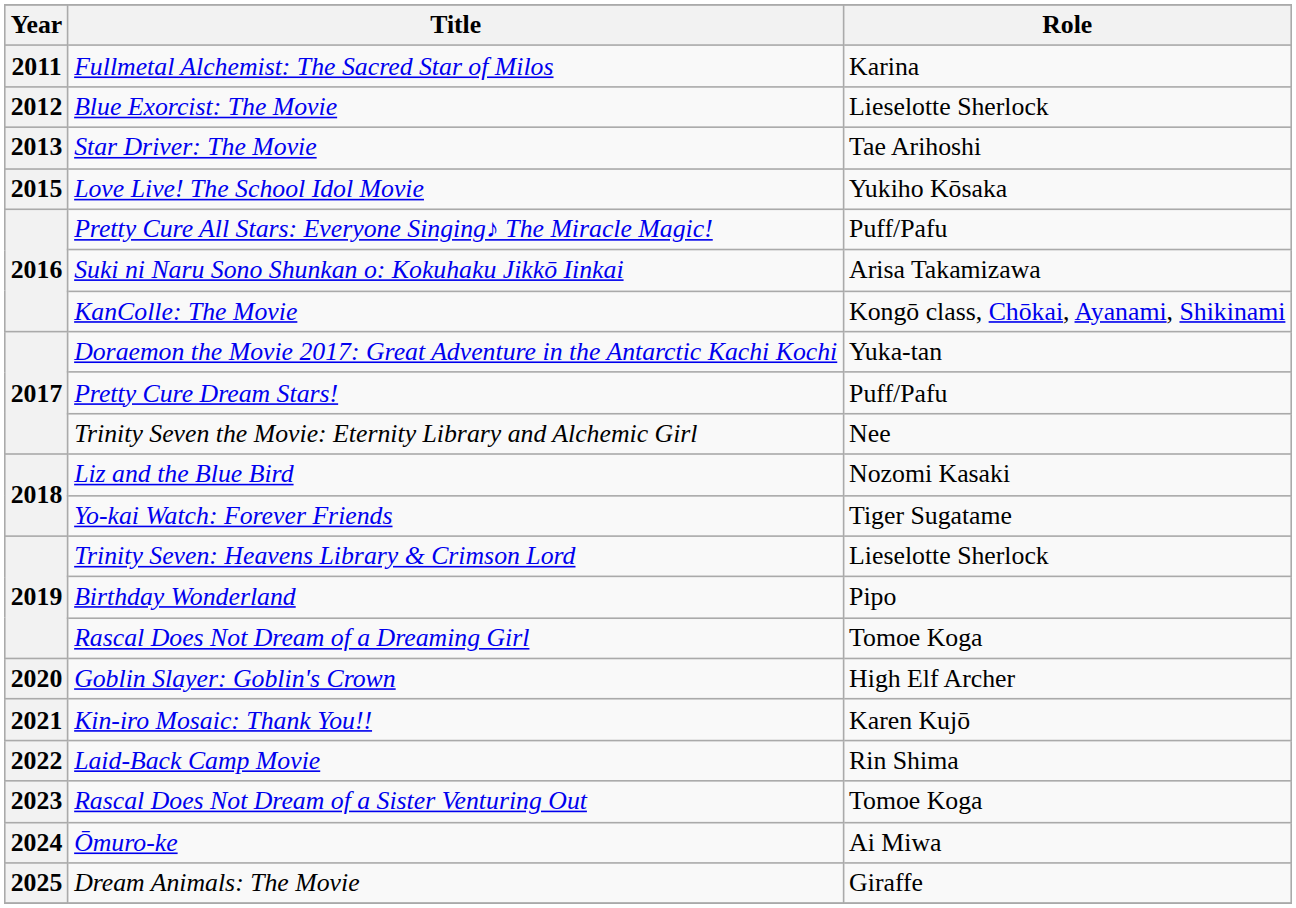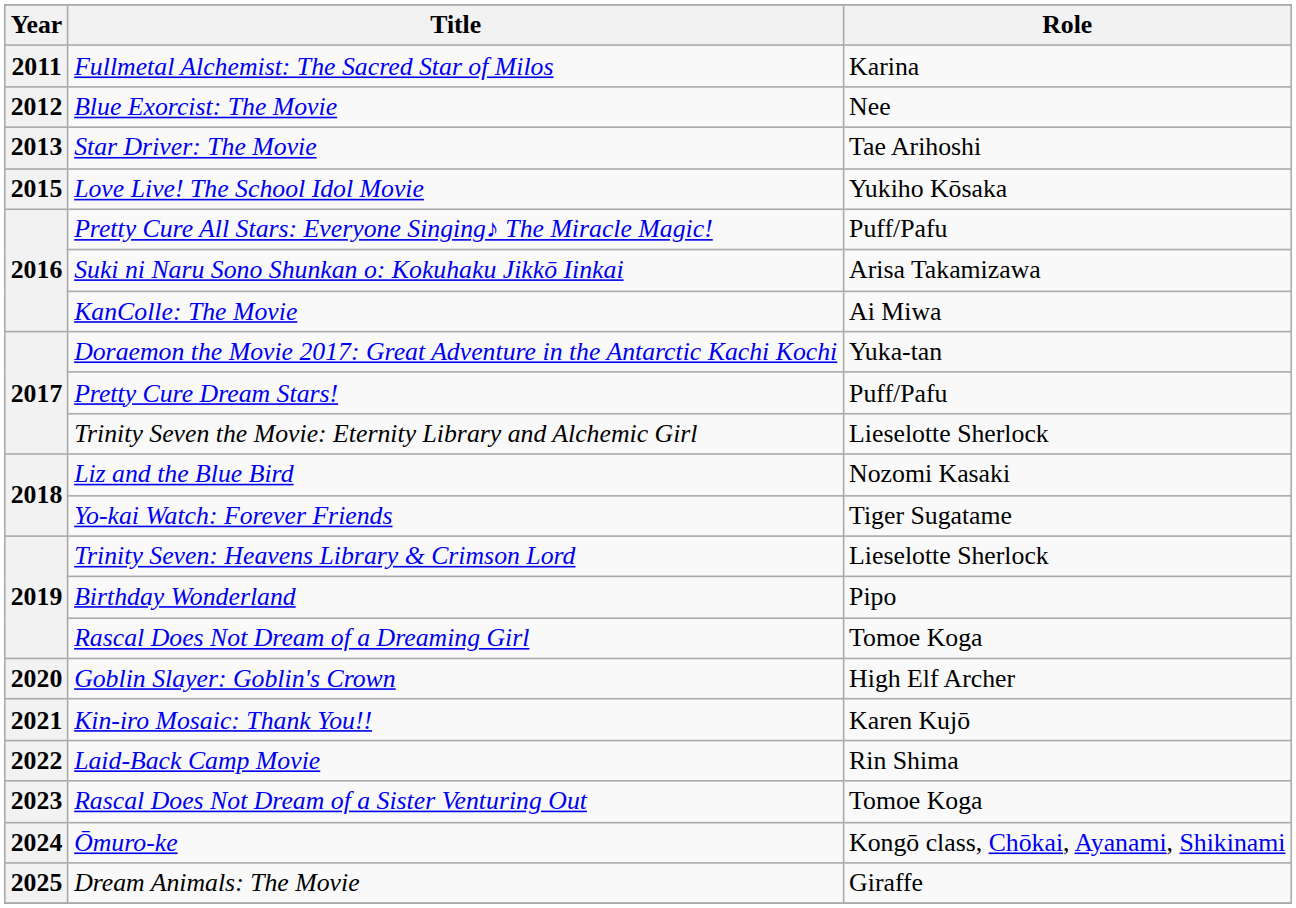(949, 106) Lieselotte Sherlock -> (870, 106) Nee
(1067, 310) Kongō class, Chōkai, Ayanami, Shikinami -> (895, 310) Ai Miwa
(870, 433) Nee -> (949, 433) Lieselotte Sherlock
(895, 842) Ai Miwa -> (1067, 842) Kongō class, Chōkai, Ayanami, Shikinami
